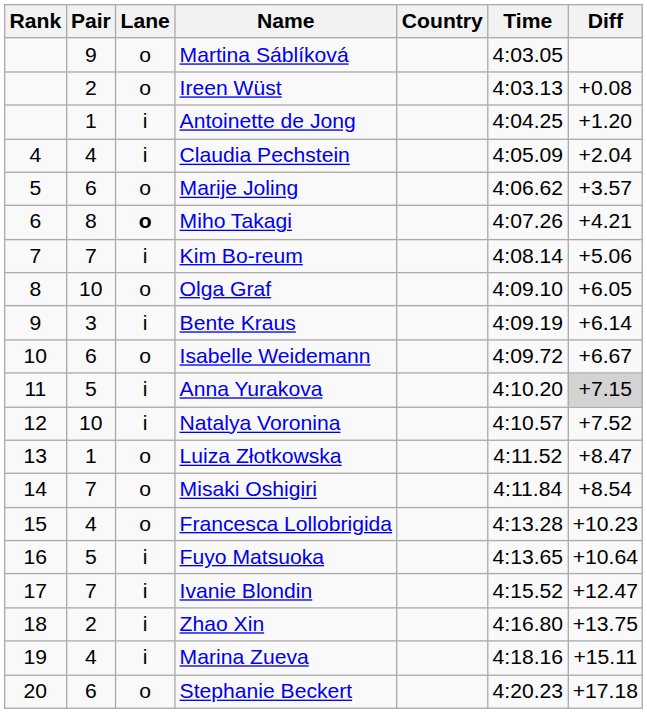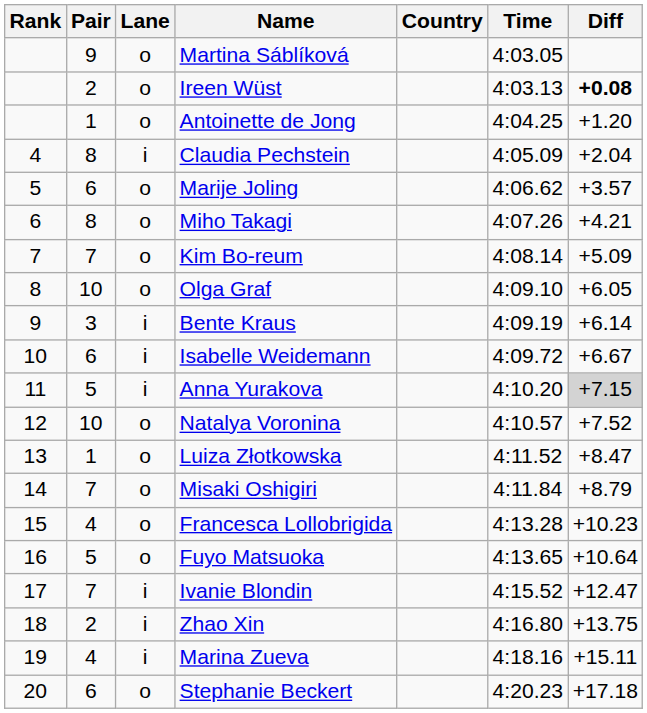(605, 88) normal -> (605, 88) bold
(145, 121) i -> (145, 121) o
(91, 155) 4 -> (91, 155) 8
(145, 222) bold -> (145, 222) normal
(145, 255) i -> (145, 255) o
(605, 255) +5.06 -> (605, 255) +5.09
(145, 356) o -> (145, 356) i
(145, 423) i -> (145, 423) o
(605, 490) +8.54 -> (605, 490) +8.79
(145, 557) i -> (145, 557) o
